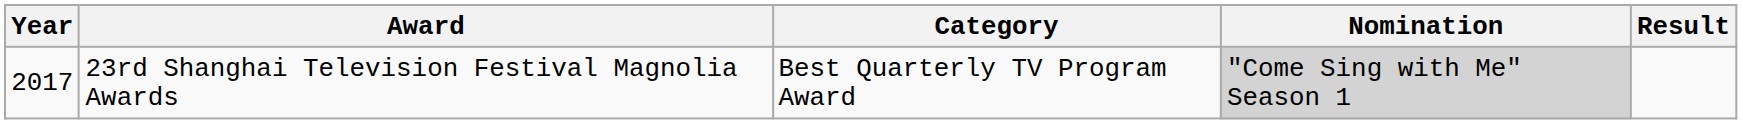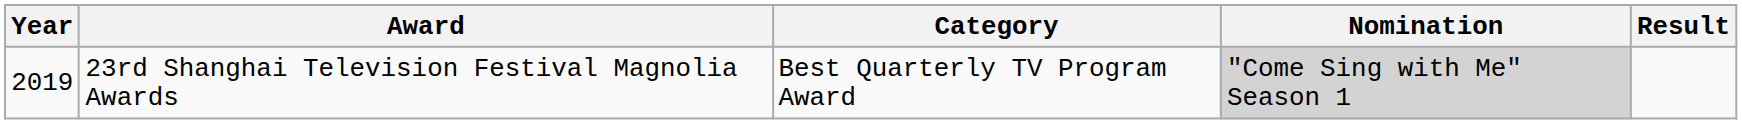(42, 83) 2017 -> (42, 83) 2019
